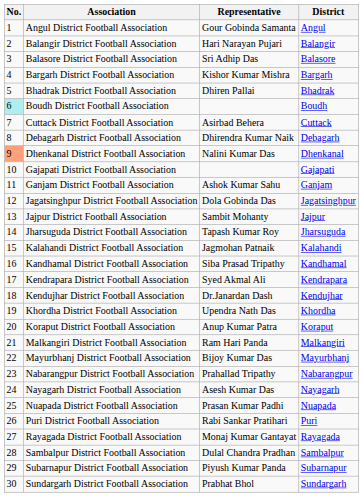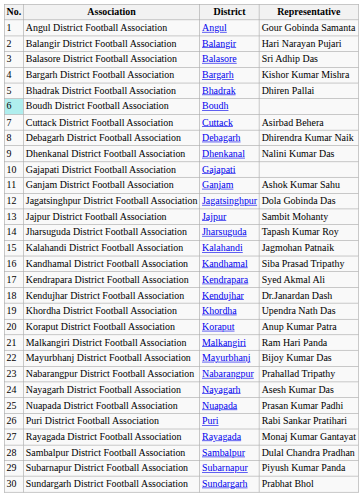columns swapped: (328, 12) <-> (249, 12)
(9, 153) lightsalmon background -> (9, 153) no background
